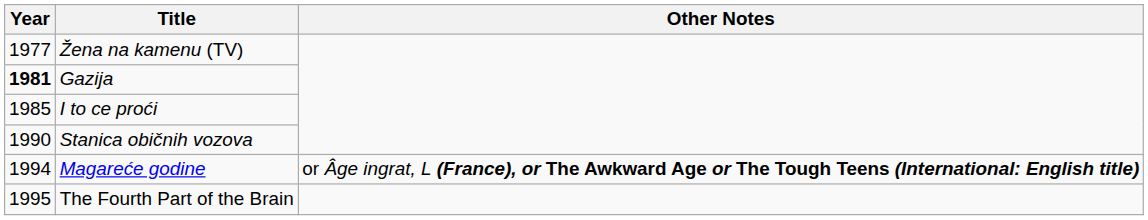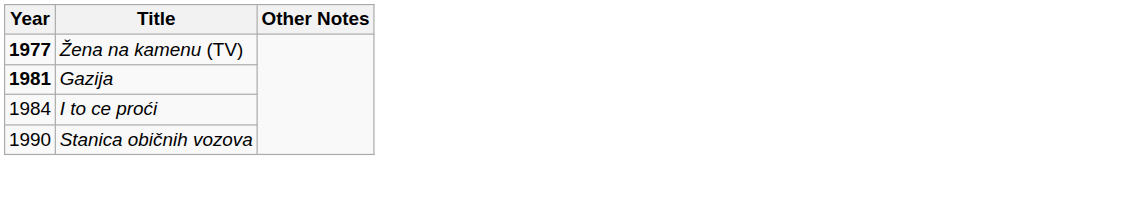(30, 49) normal -> (30, 49) bold
(30, 109) 1985 -> (30, 109) 1984
- row: (133, 169)
- row: (177, 199)
